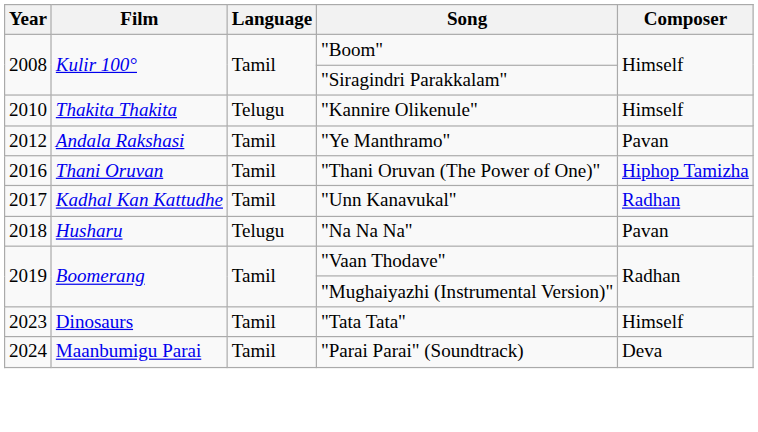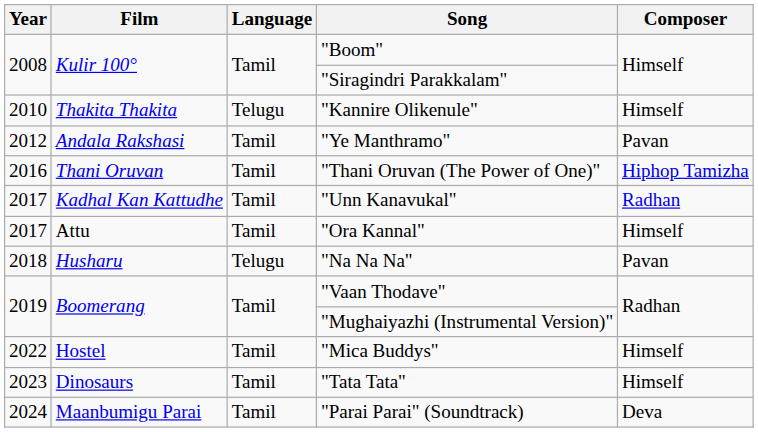+ row: (373, 230)
+ row: (380, 351)
